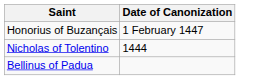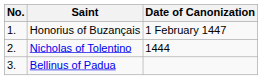+ column: (16, 13)
